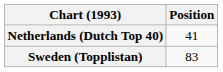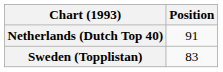(192, 35) 41 -> (192, 35) 91
